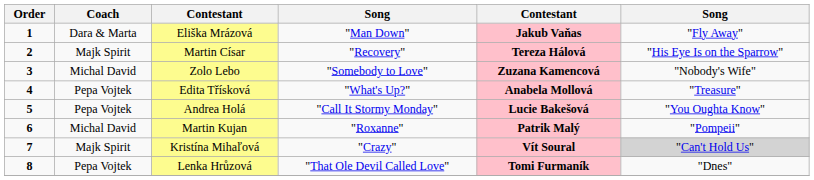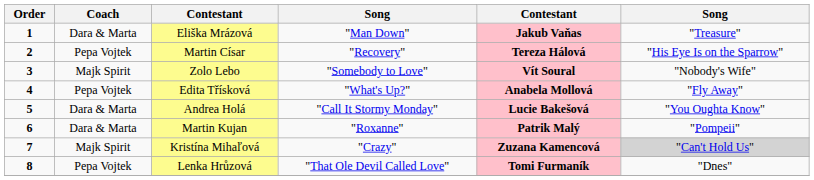(715, 33) "Fly Away" -> (715, 33) "Treasure"
(103, 52) Majk Spirit -> (103, 52) Pepa Vojtek
(103, 71) Michal David -> (103, 71) Majk Spirit
(549, 71) Zuzana Kamencová -> (549, 71) Vít Soural
(715, 90) "Treasure" -> (715, 90) "Fly Away"
(103, 109) Pepa Vojtek -> (103, 109) Dara & Marta
(103, 128) Michal David -> (103, 128) Dara & Marta
(549, 147) Vít Soural -> (549, 147) Zuzana Kamencová
